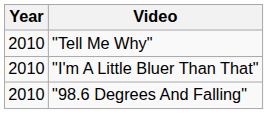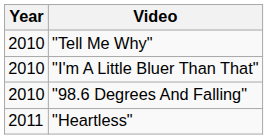+ row: (92, 120)
